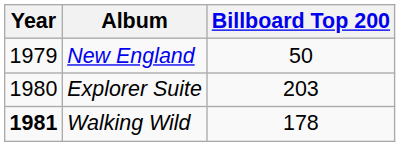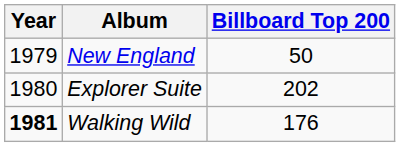(301, 89) 203 -> (301, 89) 202
(301, 123) 178 -> (301, 123) 176
